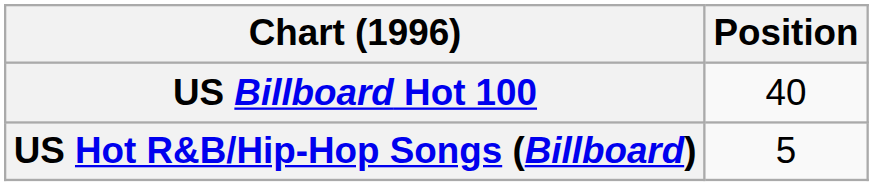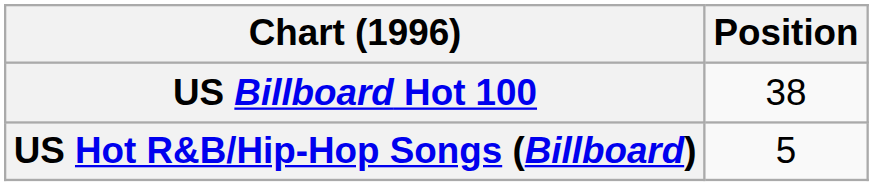(786, 92) 40 -> (786, 92) 38
